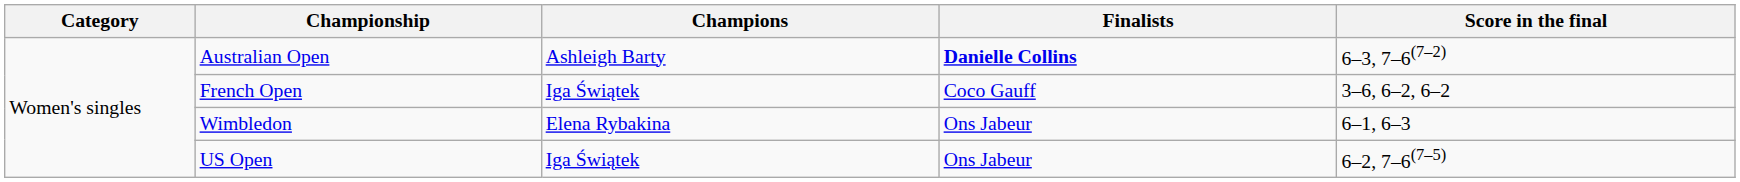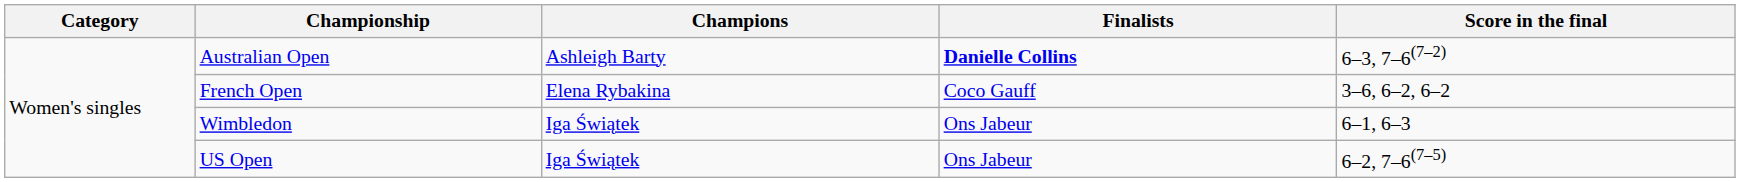(593, 91) Iga Świątek -> (608, 91) Elena Rybakina
(608, 123) Elena Rybakina -> (593, 123) Iga Świątek
